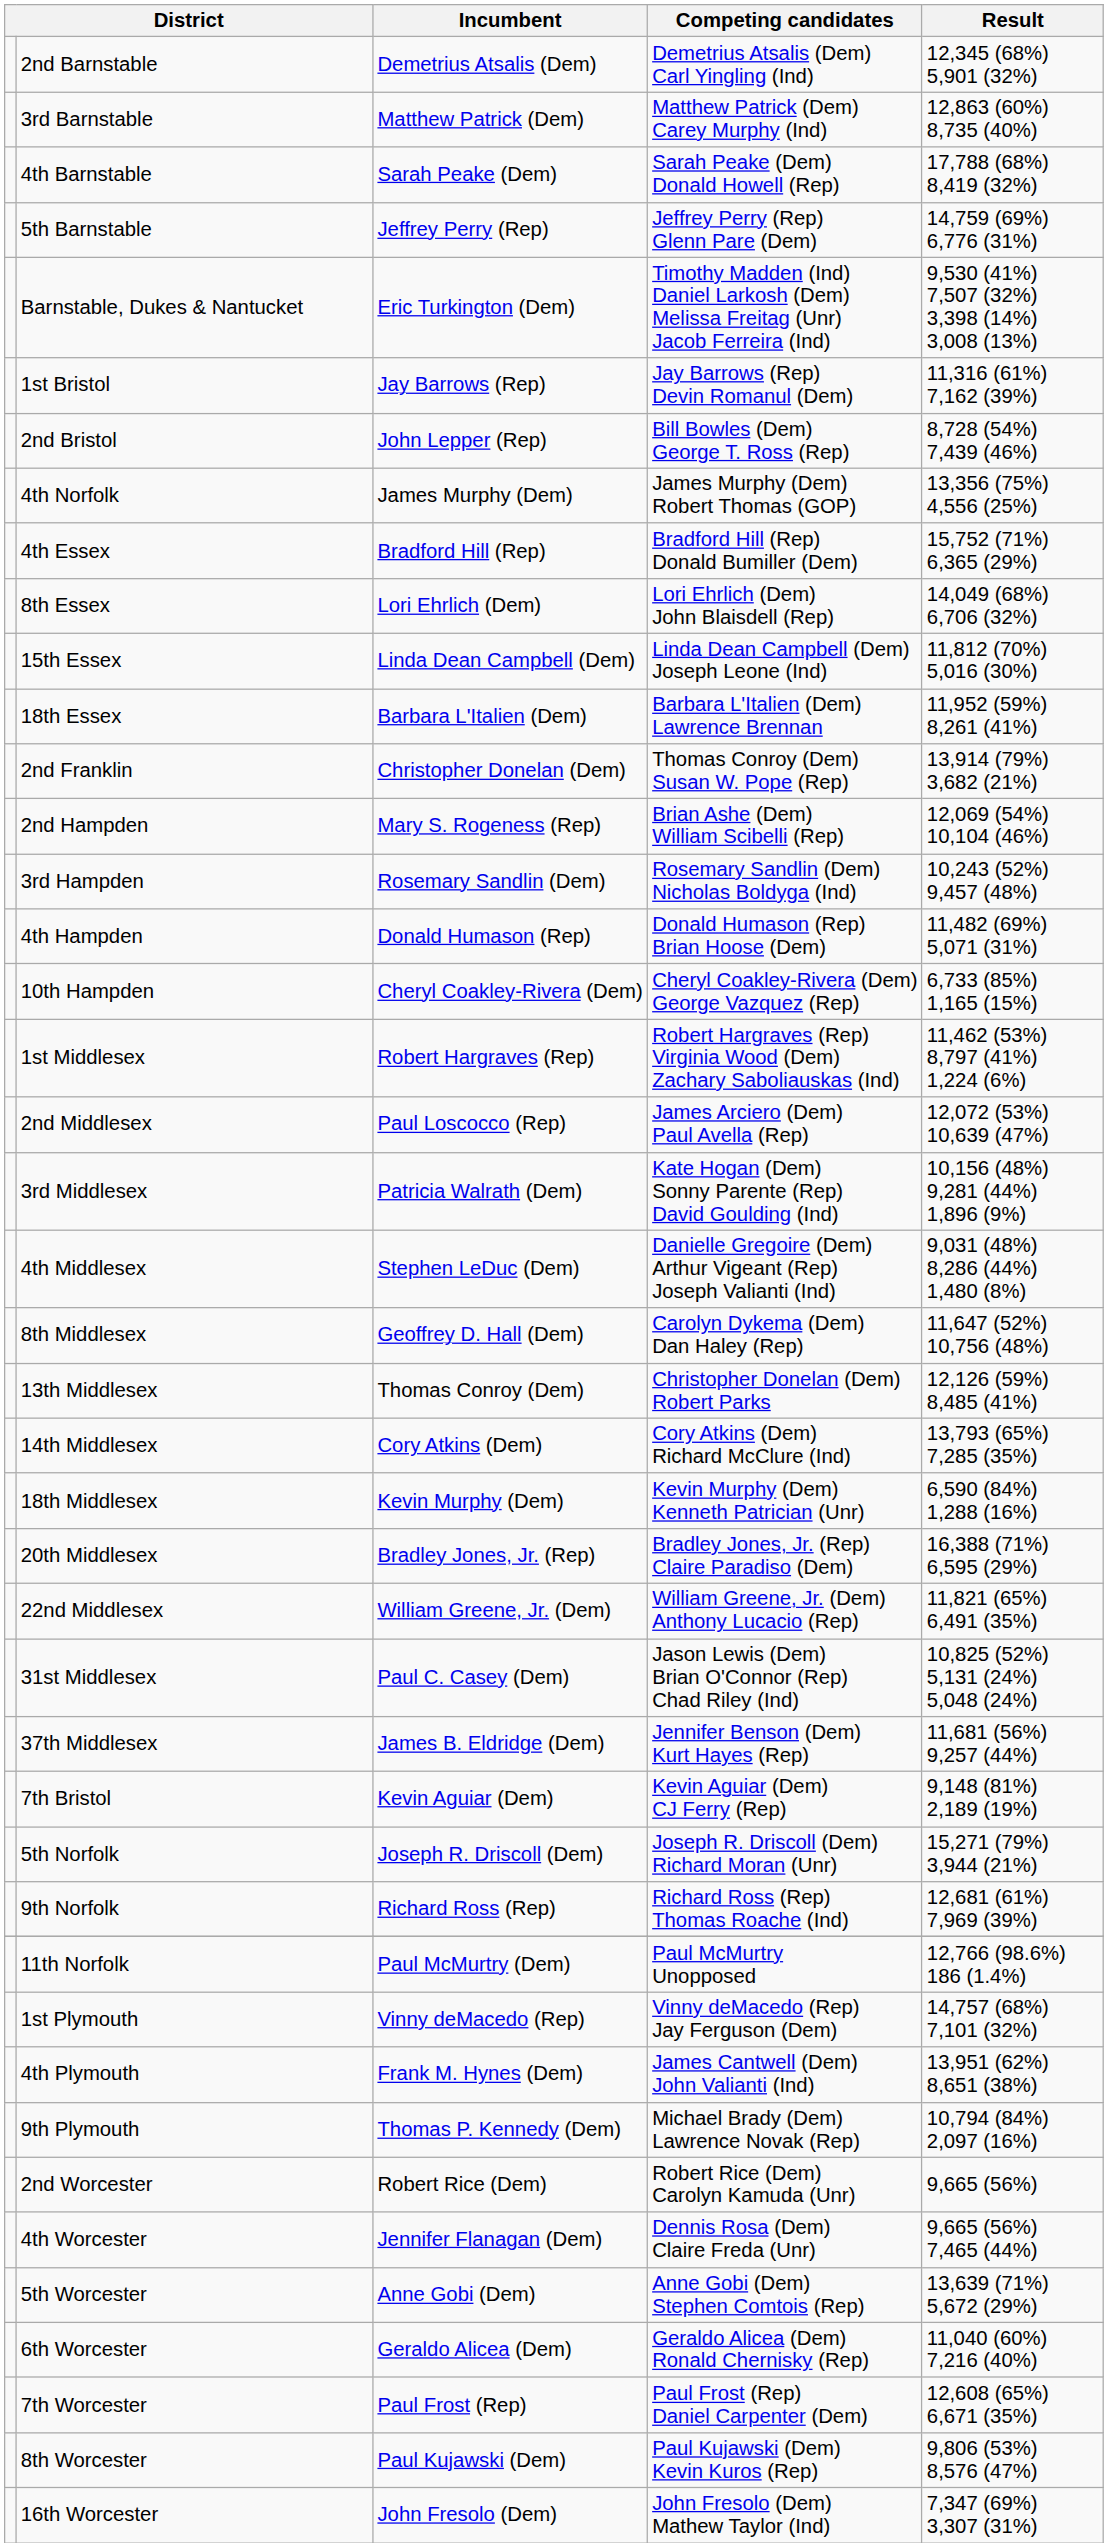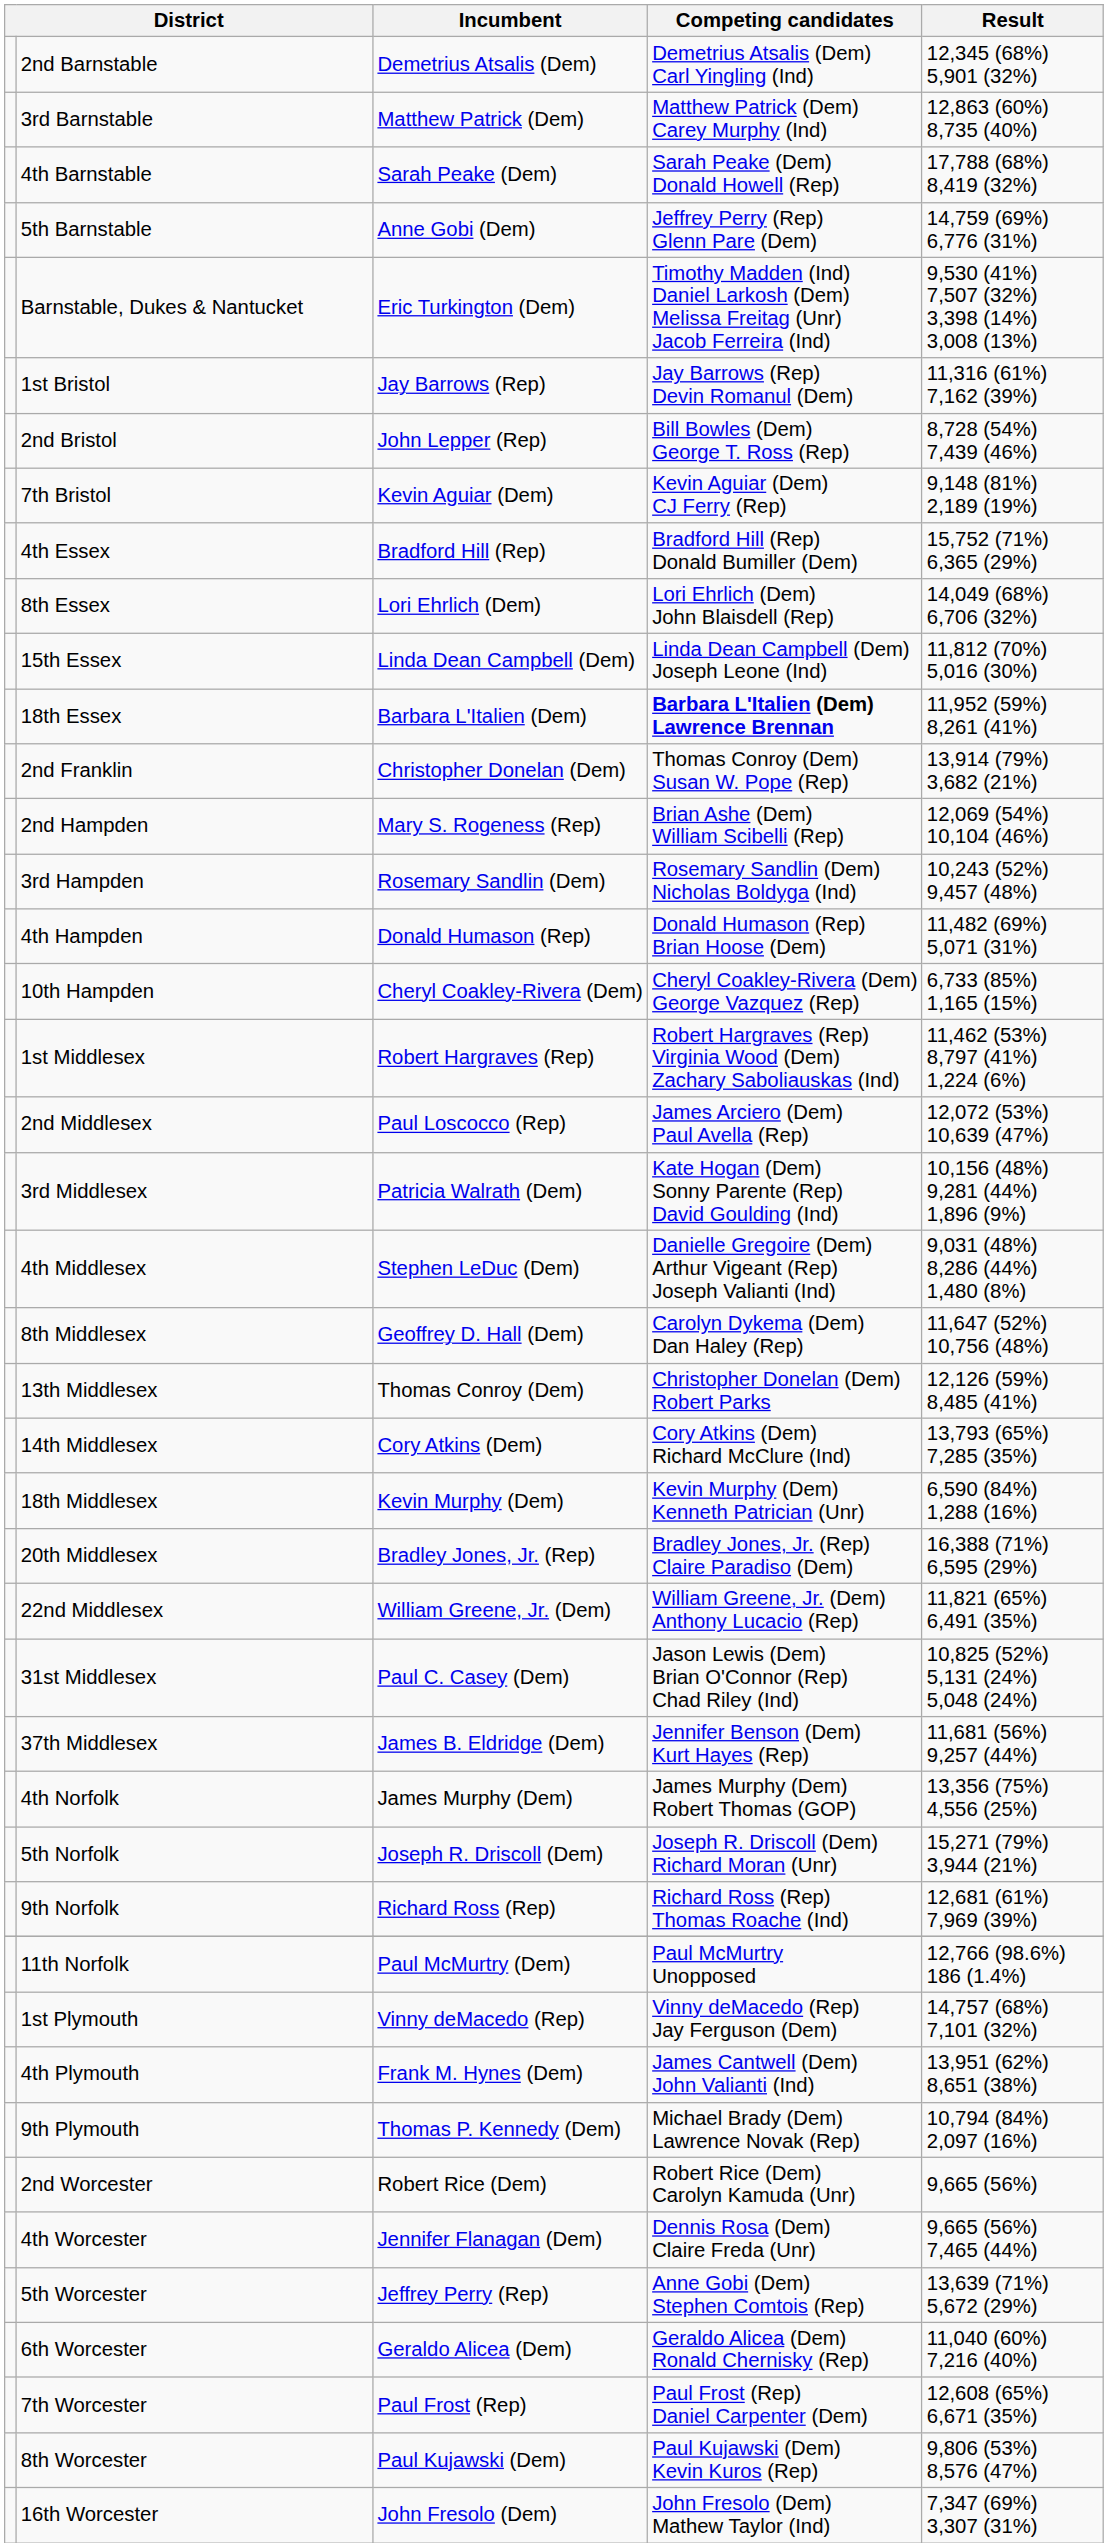(463, 229) Jeffrey Perry (Rep) -> (456, 229) Anne Gobi (Dem)
rows swapped: (66, 1798) <-> (70, 495)
(757, 715) normal -> (763, 715) bold
(456, 2294) Anne Gobi (Dem) -> (463, 2294) Jeffrey Perry (Rep)
